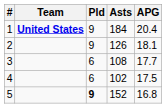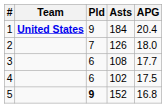(91, 45) 9 -> (91, 45) 7
(147, 45) 18.1 -> (147, 45) 18.0
